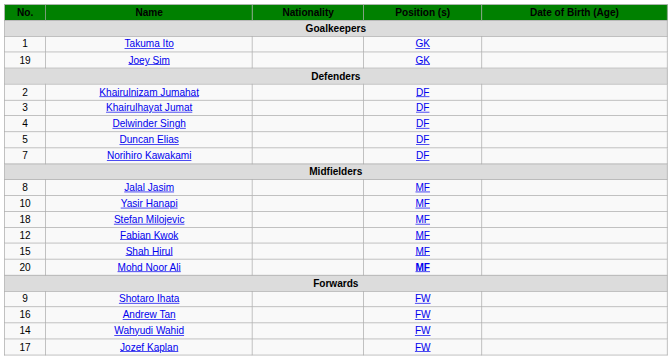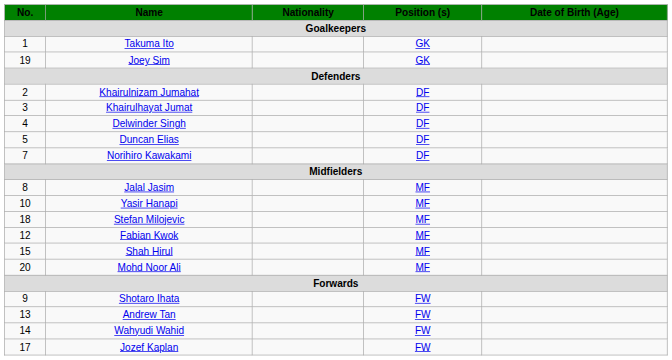(423, 268) bold -> (423, 268) normal
(25, 315) 16 -> (25, 315) 13
